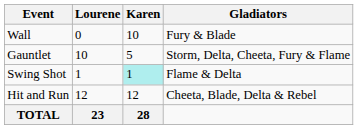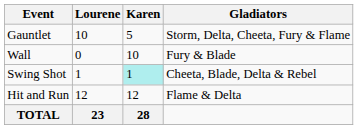rows swapped: (19, 34) <-> (29, 54)
(204, 74) Flame & Delta -> (241, 74) Cheeta, Blade, Delta & Rebel
(241, 94) Cheeta, Blade, Delta & Rebel -> (204, 94) Flame & Delta
